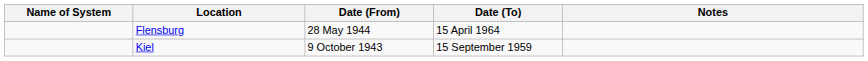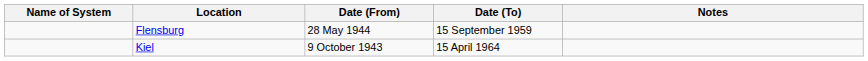(468, 30) 15 April 1964 -> (484, 30) 15 September 1959
(484, 47) 15 September 1959 -> (468, 47) 15 April 1964
